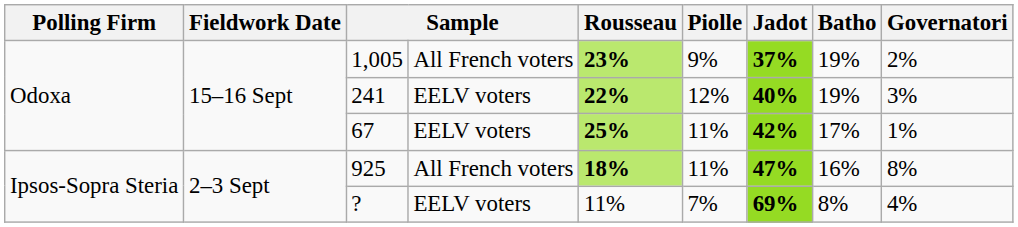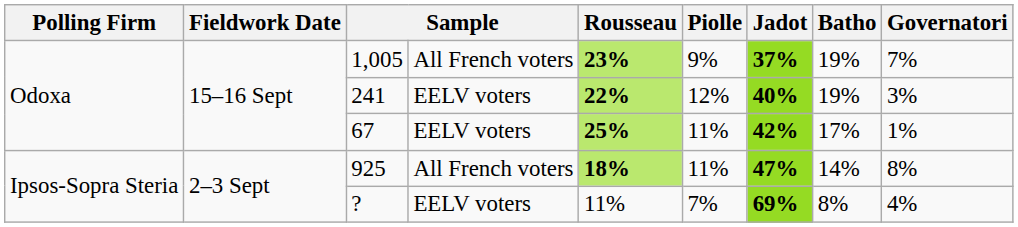(902, 58) 2% -> (902, 58) 7%
(839, 167) 16% -> (839, 167) 14%
